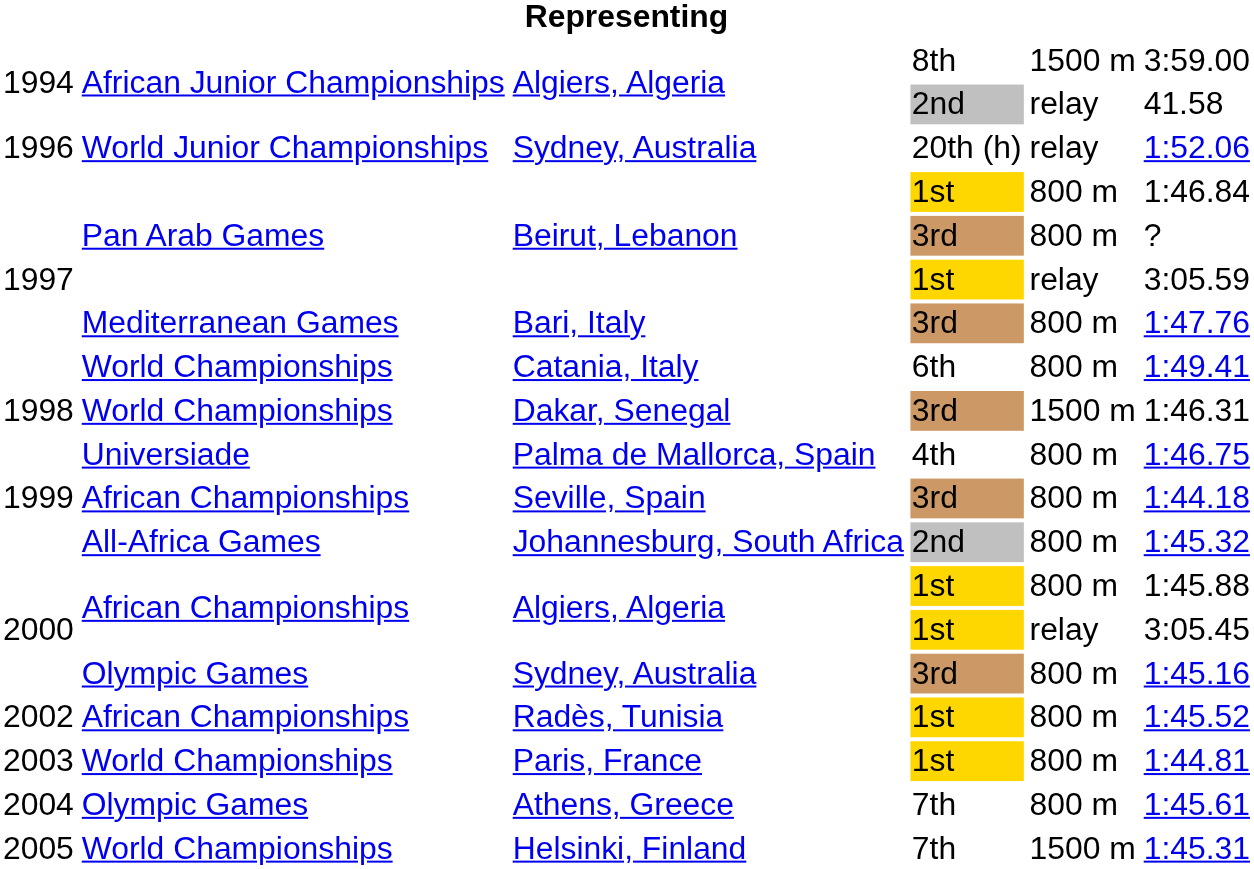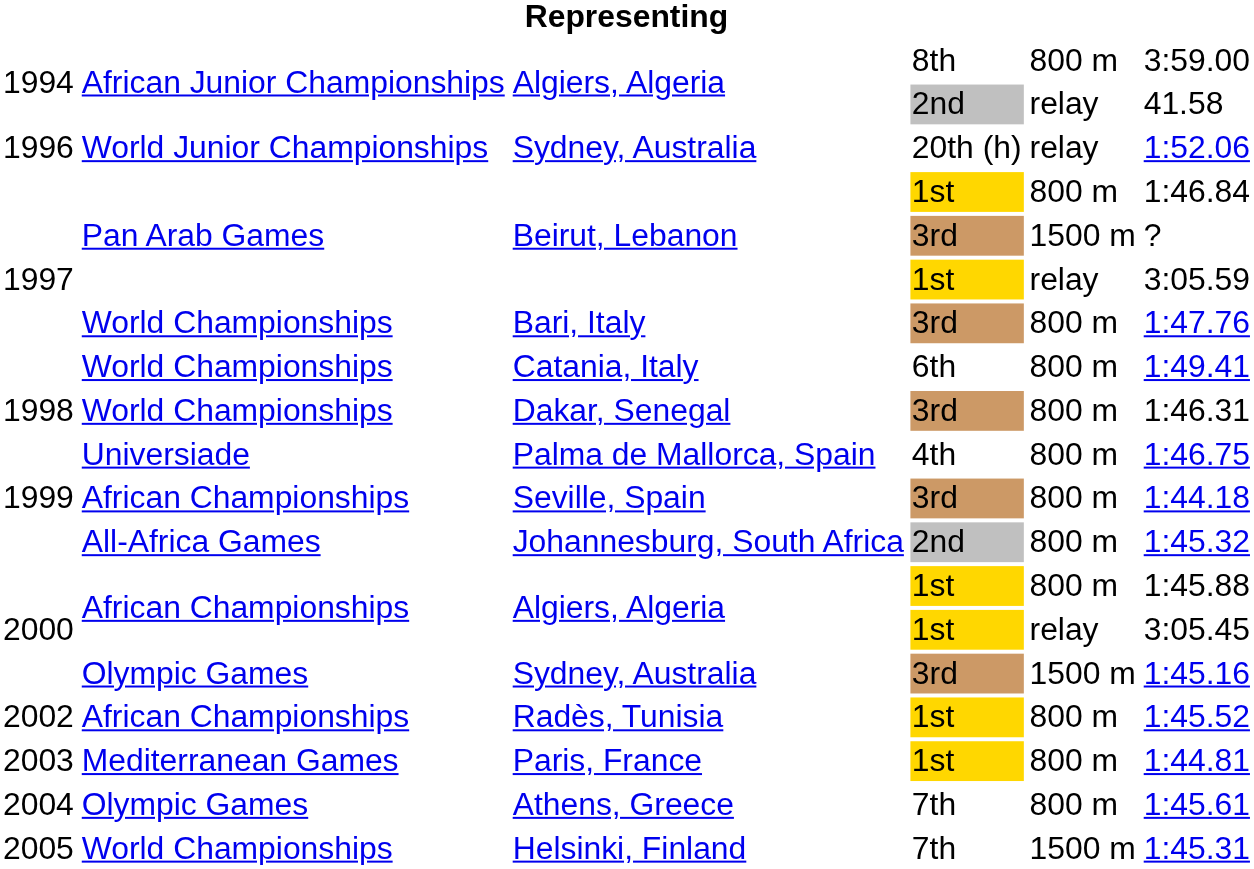(1083, 60) 1500 m -> (1074, 60) 800 m
(1074, 235) 800 m -> (1083, 235) 1500 m
(240, 322) Mediterranean Games -> (237, 322) World Championships
(1083, 410) 1500 m -> (1074, 410) 800 m
(1074, 673) 800 m -> (1083, 673) 1500 m
(237, 760) World Championships -> (240, 760) Mediterranean Games
